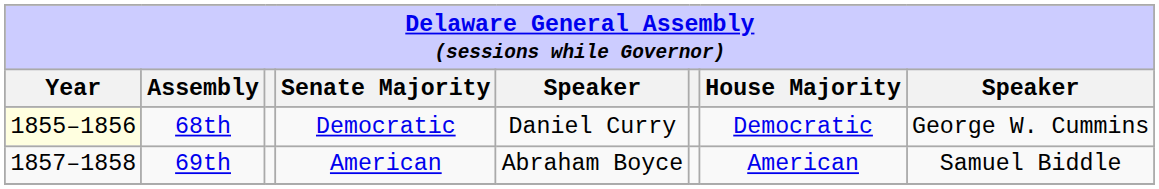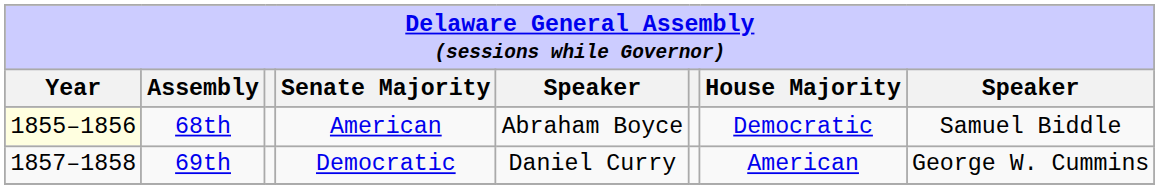(386, 127) Democratic -> (386, 127) American
(592, 127) Daniel Curry -> (592, 127) Abraham Boyce
(1031, 127) George W. Cummins -> (1031, 127) Samuel Biddle
(386, 164) American -> (386, 164) Democratic
(592, 164) Abraham Boyce -> (592, 164) Daniel Curry
(1031, 164) Samuel Biddle -> (1031, 164) George W. Cummins
